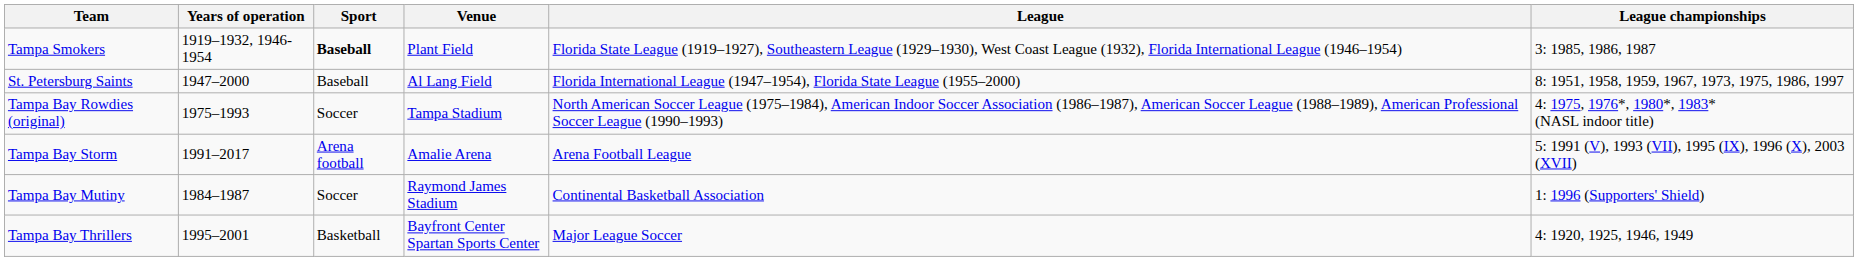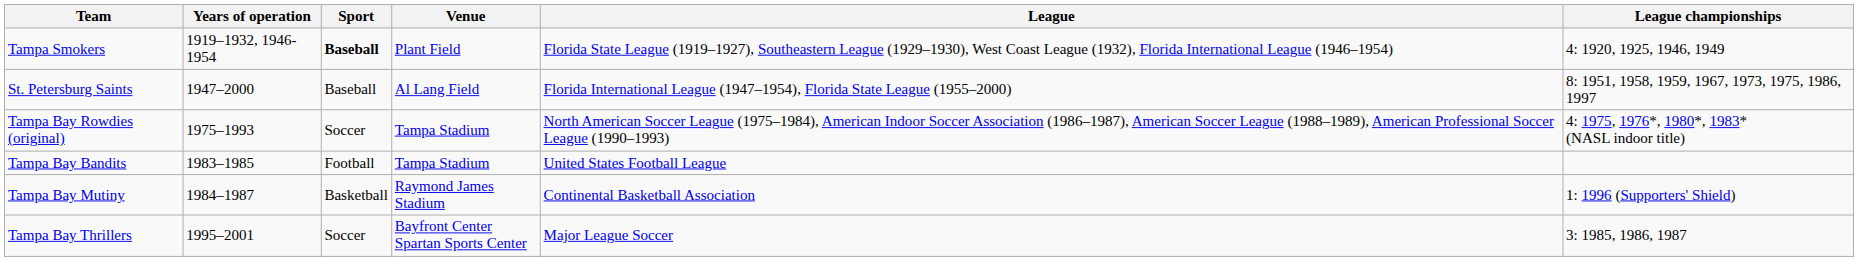(1595, 48) 3: 1985, 1986, 1987 -> (1645, 48) 4: 1920, 1925, 1946, 1949
+ row: (67, 162)
- row: (63, 154)
(337, 194) Soccer -> (356, 194) Basketball
(349, 235) Basketball -> (345, 235) Soccer
(1614, 235) 4: 1920, 1925, 1946, 1949 -> (1626, 235) 3: 1985, 1986, 1987
